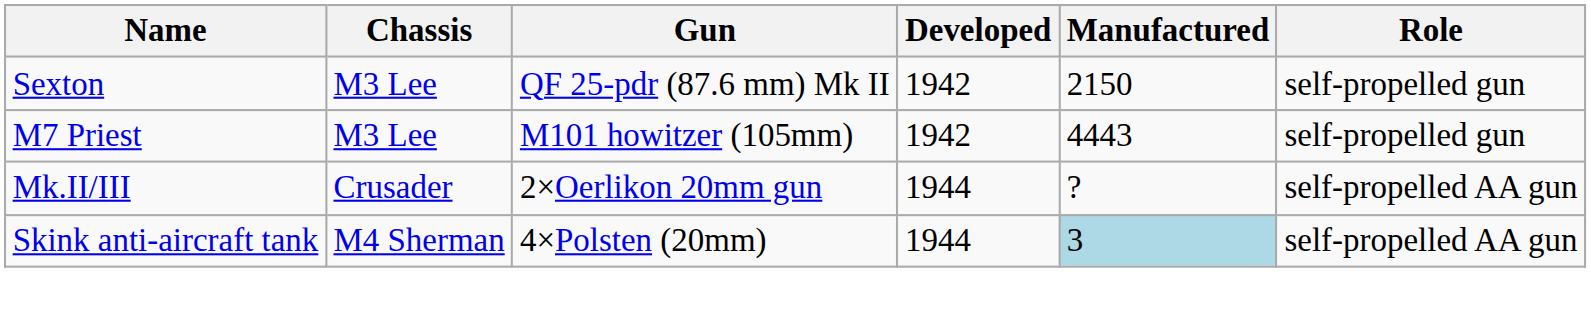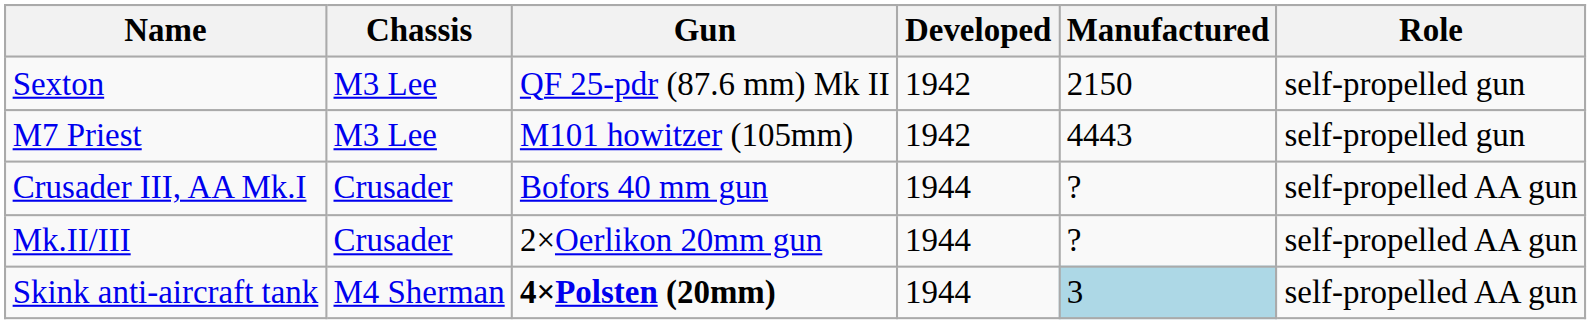+ row: (160, 187)
(643, 239) normal -> (648, 291) bold
